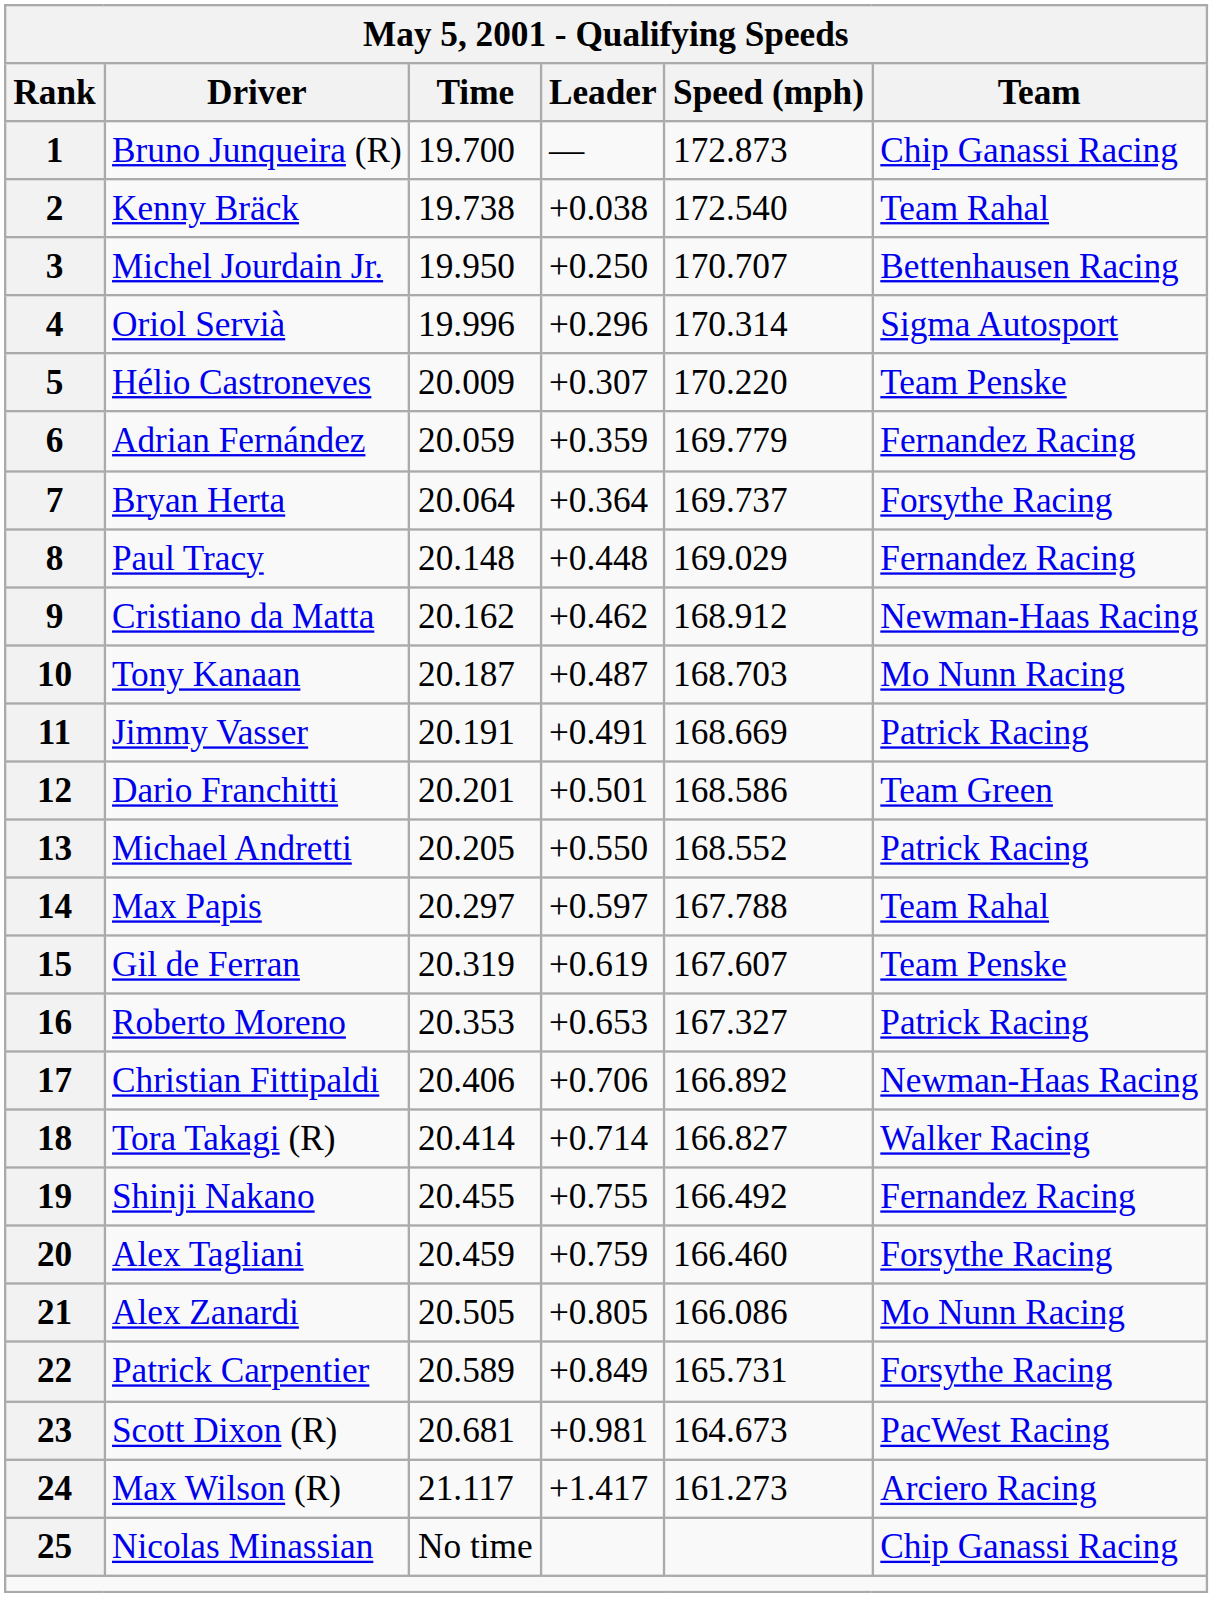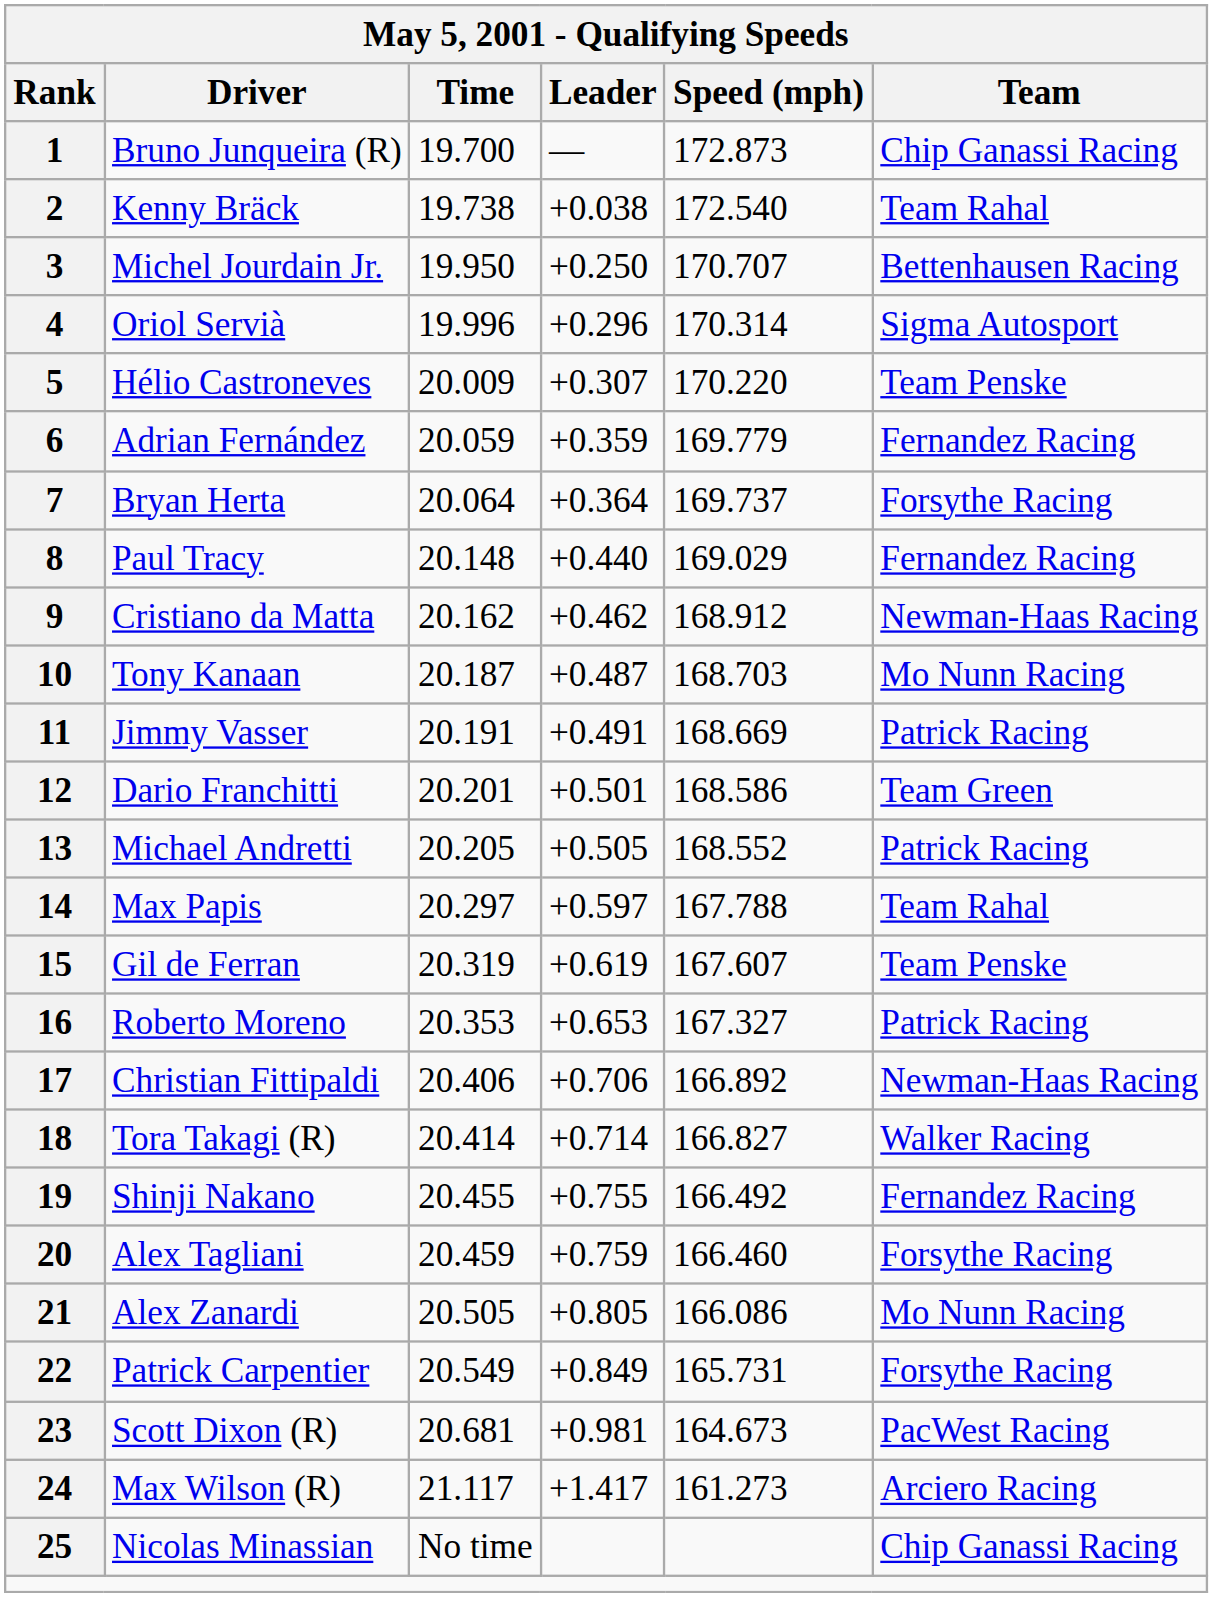(599, 557) +0.448 -> (599, 557) +0.440
(599, 847) +0.550 -> (599, 847) +0.505
(467, 1371) 20.589 -> (467, 1371) 20.549
